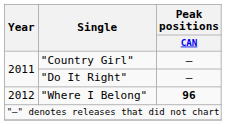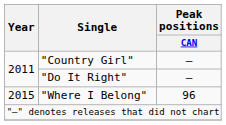(21, 96) 2012 -> (21, 96) 2015
(189, 96) bold -> (189, 96) normal
